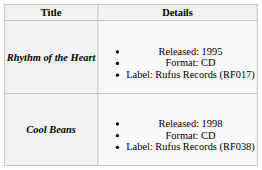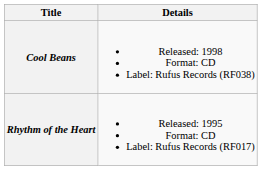rows swapped: (51, 57) <-> (51, 129)
